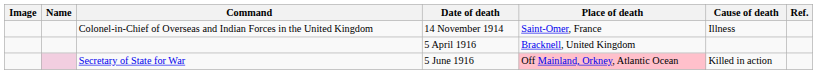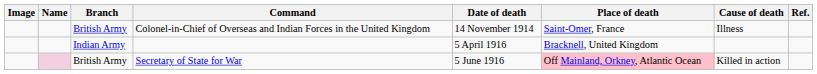+ column: (102, 12)
